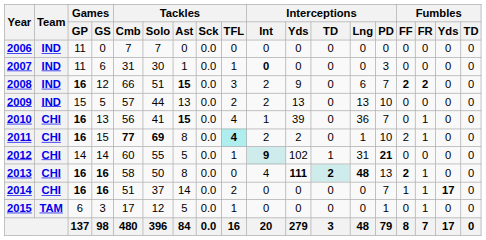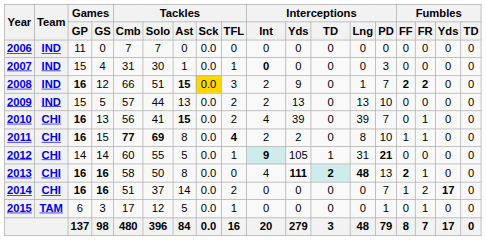(80, 66) 11 -> (80, 66) 15
(103, 66) 6 -> (103, 66) 4
(208, 84) no background -> (208, 84) gold background
(363, 84) 6 -> (363, 84) 1
(234, 119) 4 -> (234, 119) 2
(266, 119) 1 -> (266, 119) 4
(363, 119) 36 -> (363, 119) 39
(234, 137) paleturquoise background -> (234, 137) no background
(363, 137) 1 -> (363, 137) 8
(406, 137) 2 -> (406, 137) 1
(298, 155) 102 -> (298, 155) 105
(425, 191) 1 -> (425, 191) 2
